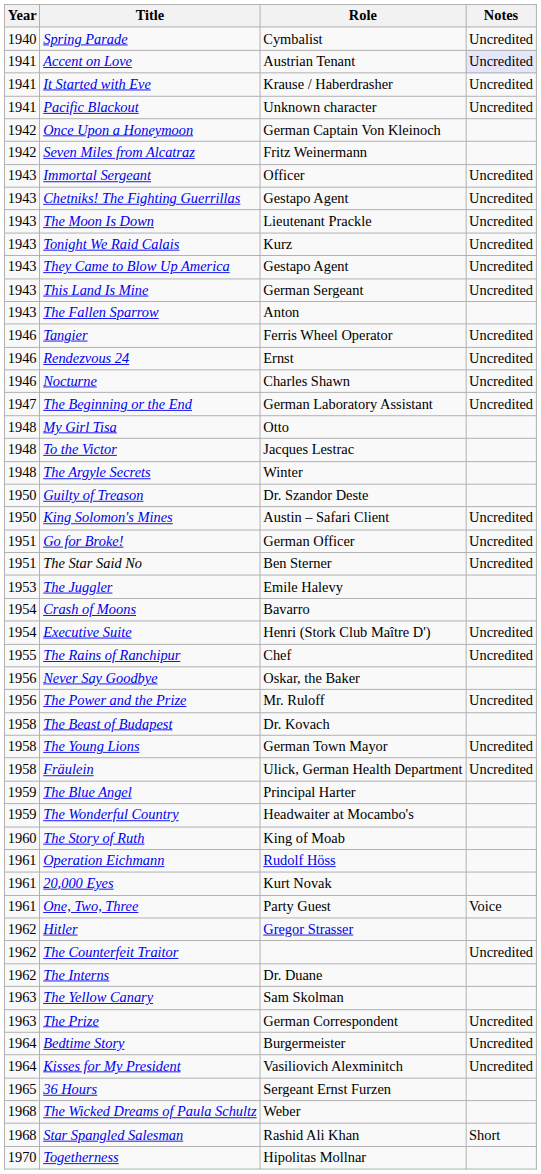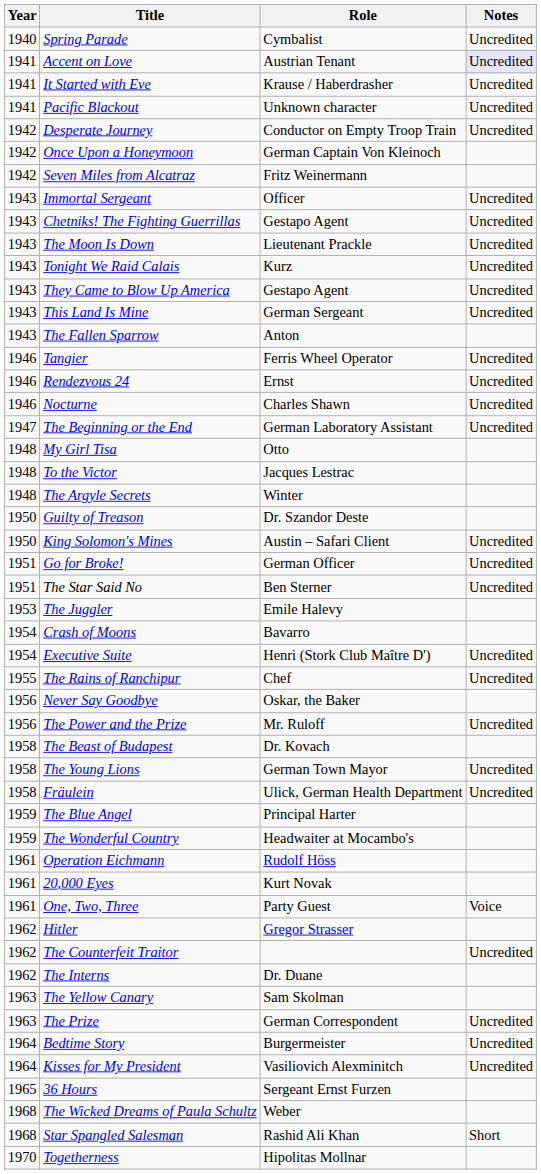+ row: (98, 130)
- row: (94, 838)
